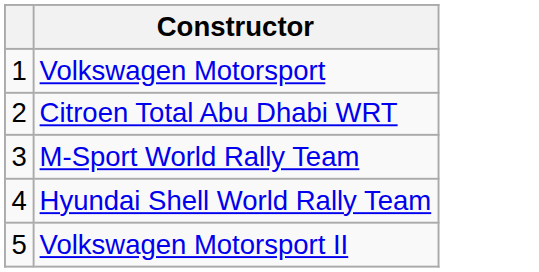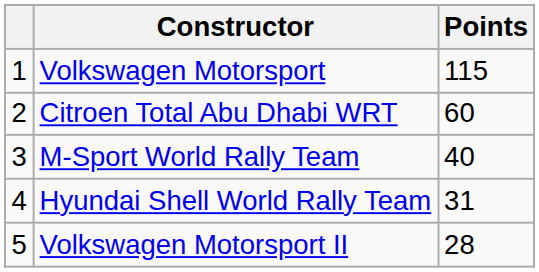+ column: (486, 27)
